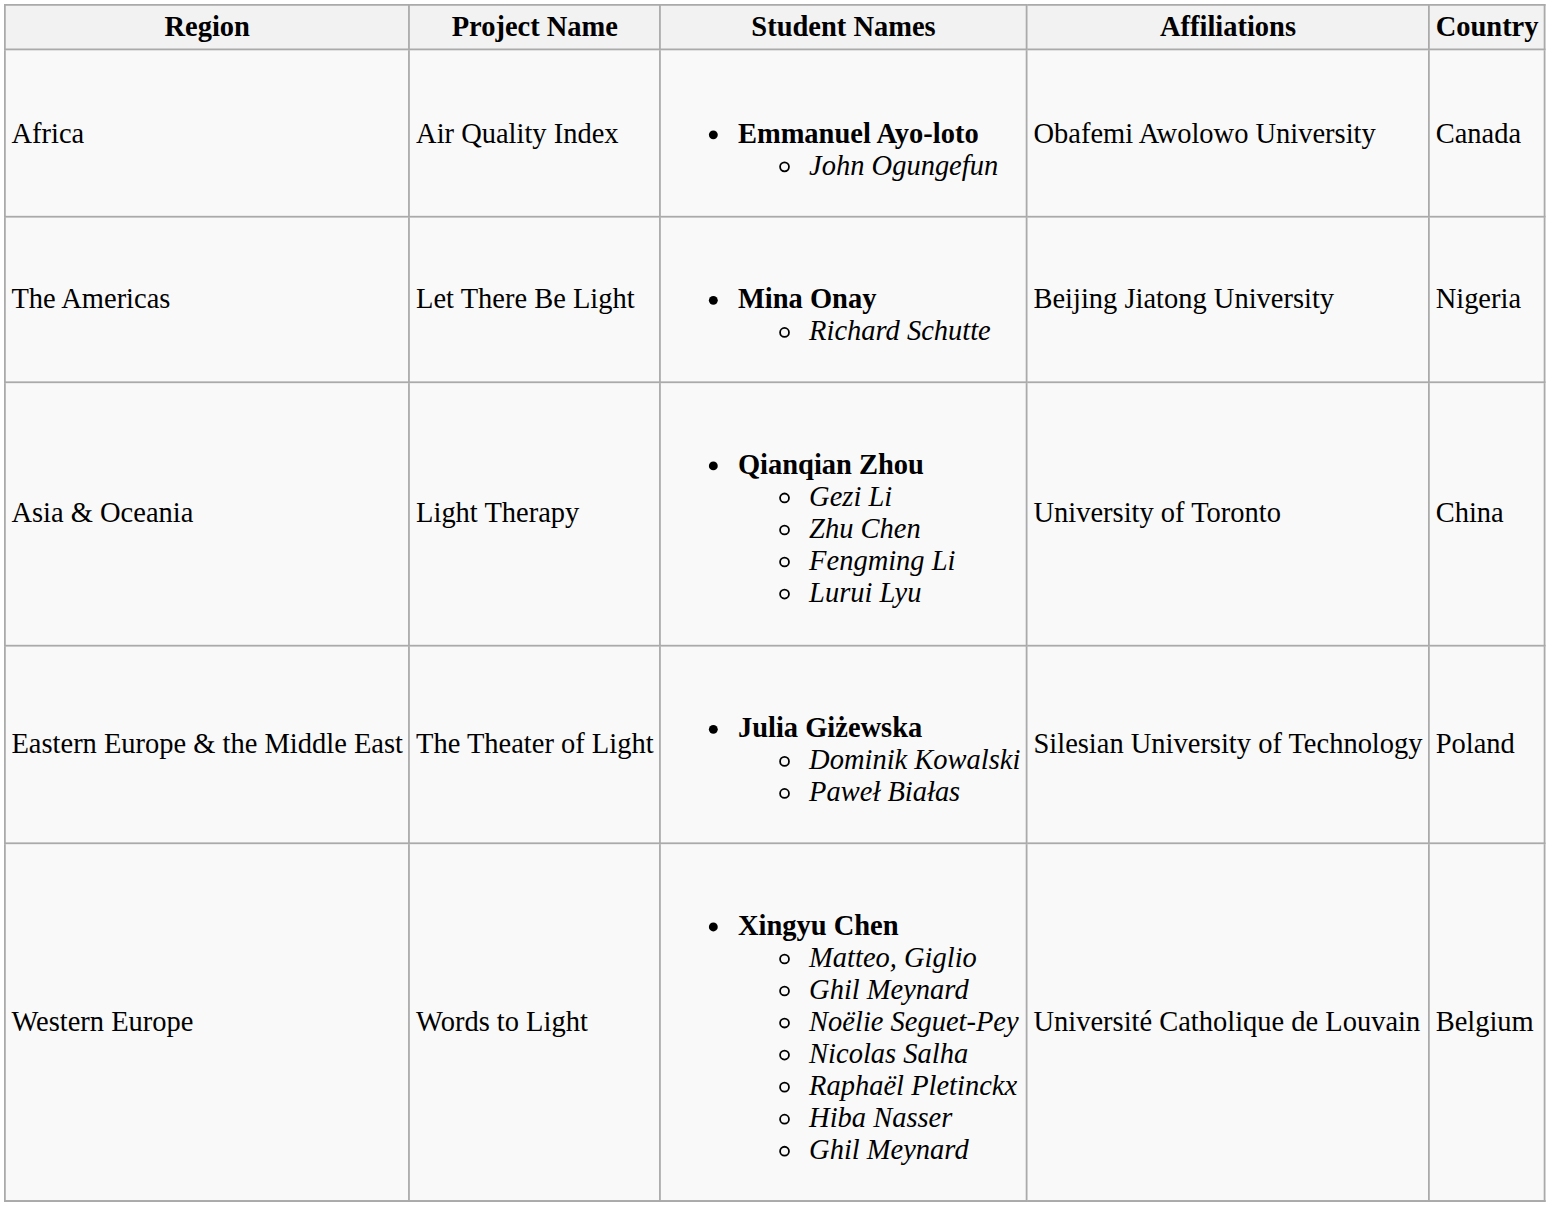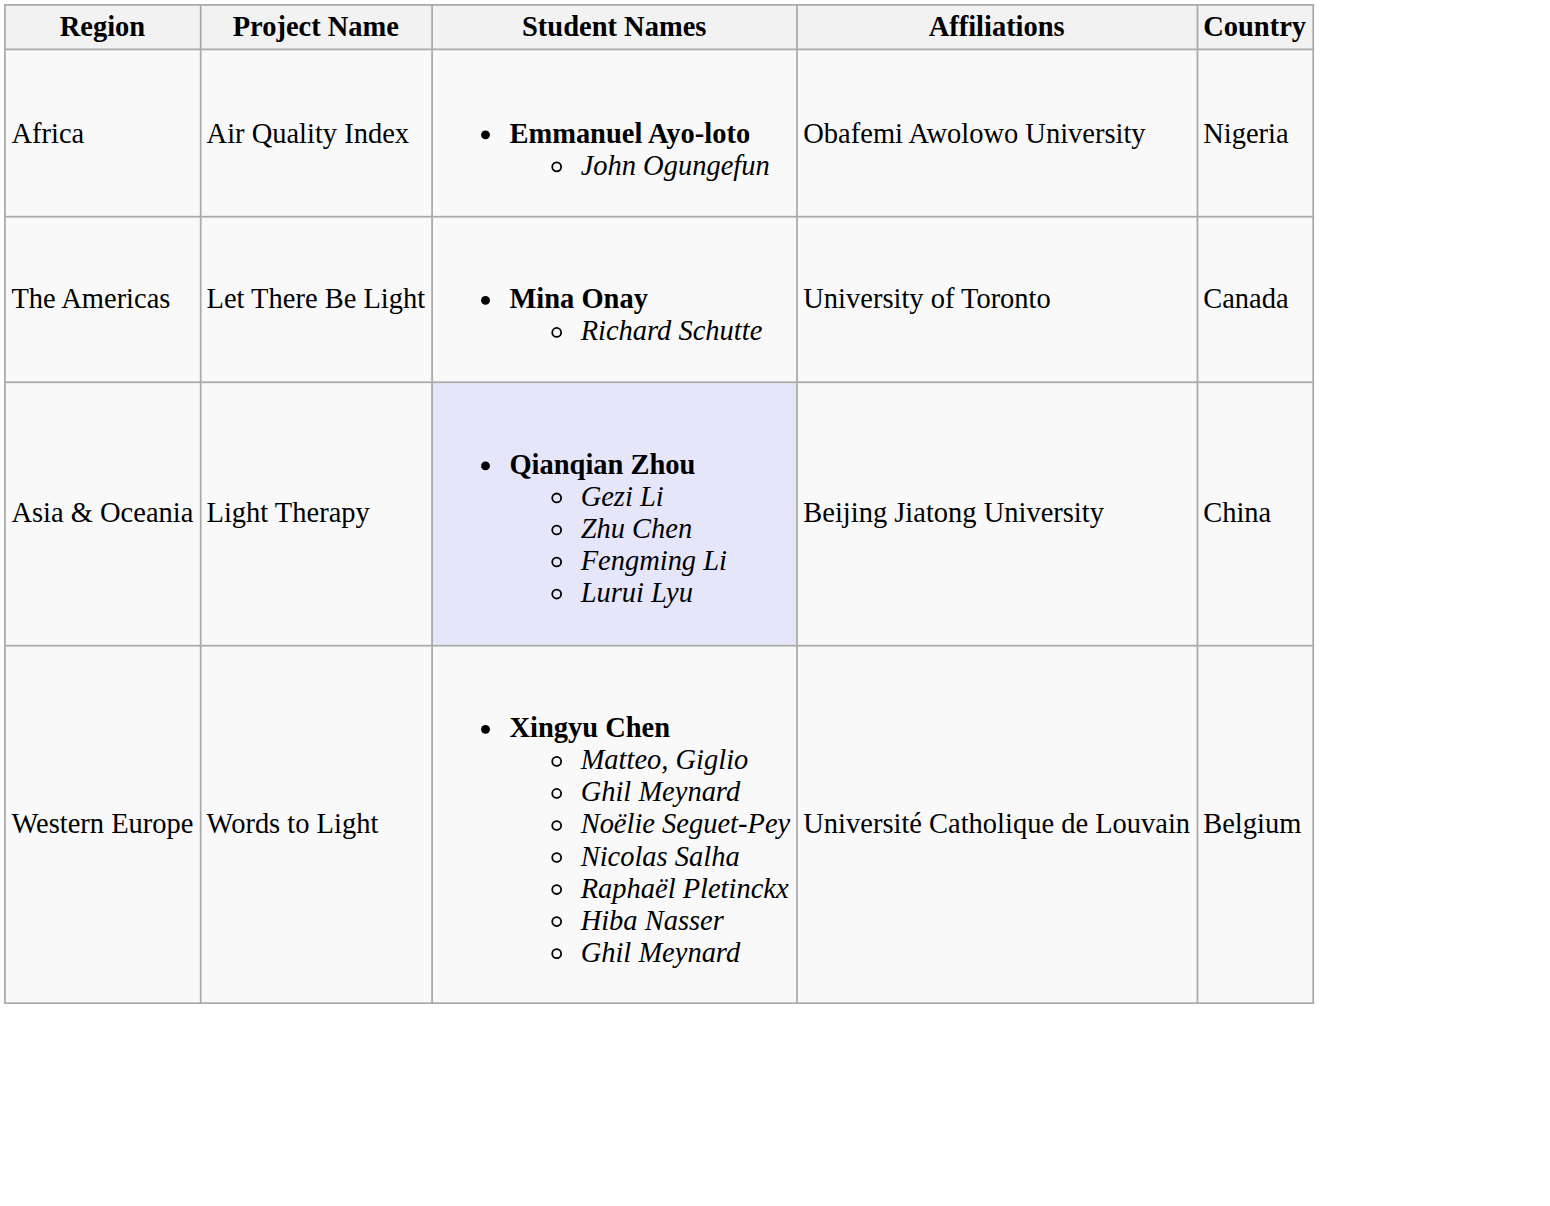(1478, 132) Canada -> (1246, 132) Nigeria
(1184, 298) Beijing Jiatong University -> (927, 298) University of Toronto
(1478, 298) Nigeria -> (1246, 298) Canada
(844, 530) no background -> (614, 530) lavender background
(1157, 513) University of Toronto -> (954, 513) Beijing Jiatong University
- row: (207, 743)
